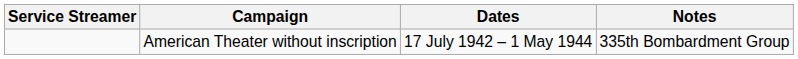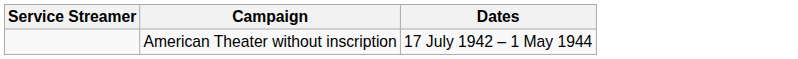- column: (695, 16)
